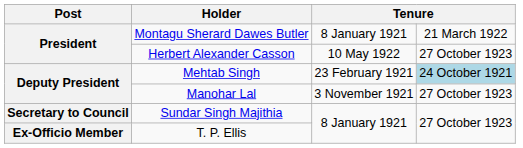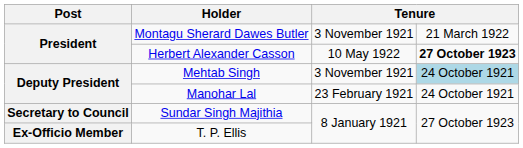(364, 34) 8 January 1921 -> (364, 34) 3 November 1921
(466, 53) normal -> (467, 53) bold
(364, 73) 23 February 1921 -> (364, 73) 3 November 1921
(364, 93) 3 November 1921 -> (364, 93) 23 February 1921
(466, 93) 27 October 1923 -> (467, 93) 24 October 1921
